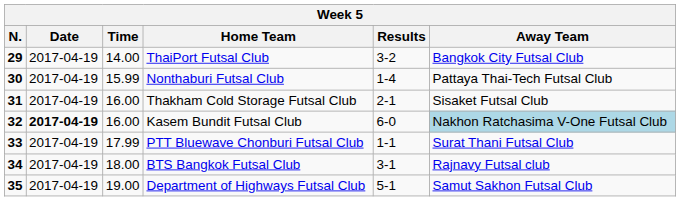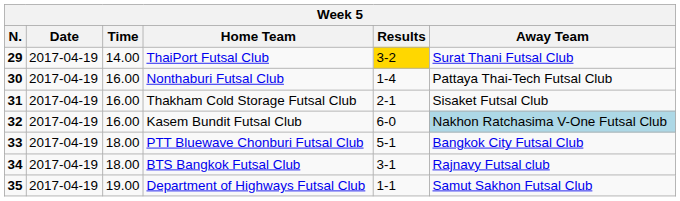(386, 57) no background -> (386, 57) gold background
(508, 57) Bangkok City Futsal Club -> (503, 57) Surat Thani Futsal Club
(123, 79) 15.99 -> (123, 79) 16.00
(63, 121) bold -> (63, 121) normal
(123, 143) 17.99 -> (123, 143) 18.00
(386, 143) 1-1 -> (386, 143) 5-1
(503, 143) Surat Thani Futsal Club -> (508, 143) Bangkok City Futsal Club
(386, 185) 5-1 -> (386, 185) 1-1
